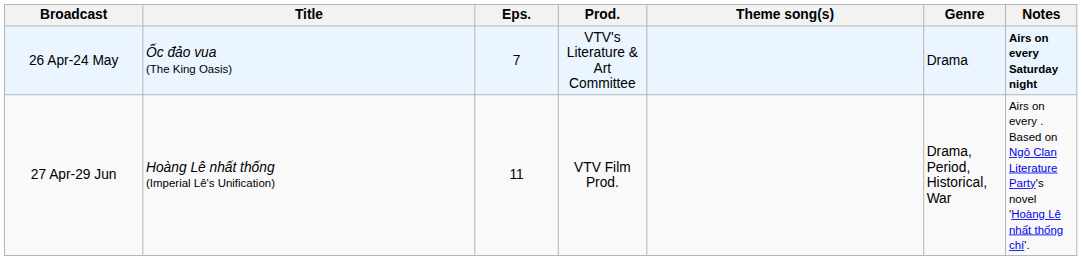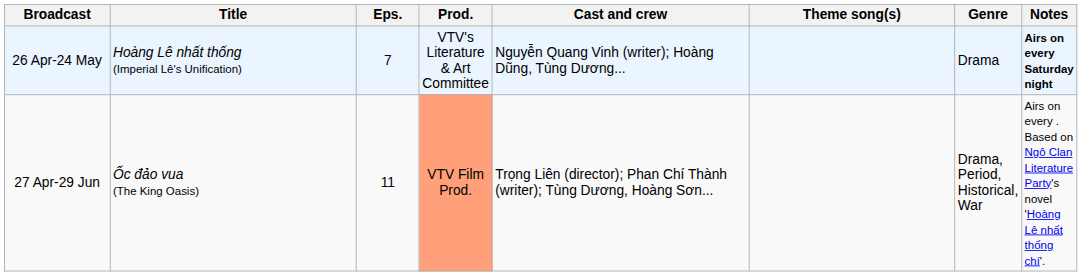+ column: (621, 15)
(189, 60) Ốc đảo vua (The King Oasis) -> (177, 60) Hoàng Lê nhất thống (Imperial Lê's Unification)
(211, 175) Hoàng Lê nhất thống (Imperial Lê's Unification) -> (156, 182) Ốc đảo vua (The King Oasis)
(602, 175) no background -> (456, 182) lightsalmon background
